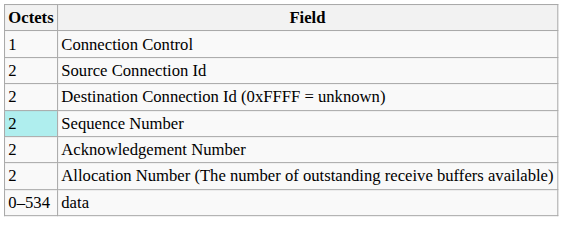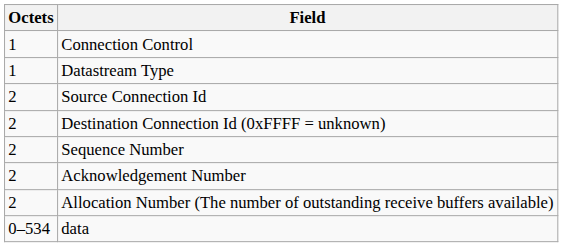+ row: (118, 70)
(13, 123) paleturquoise background -> (13, 149) no background
